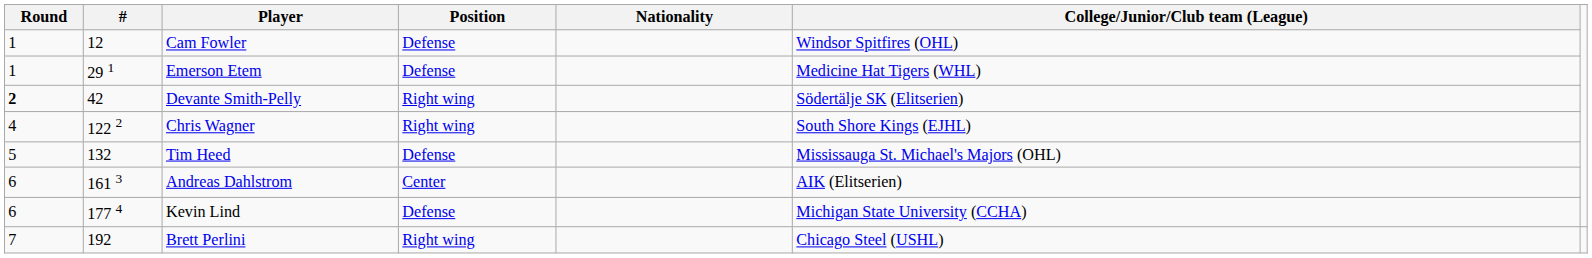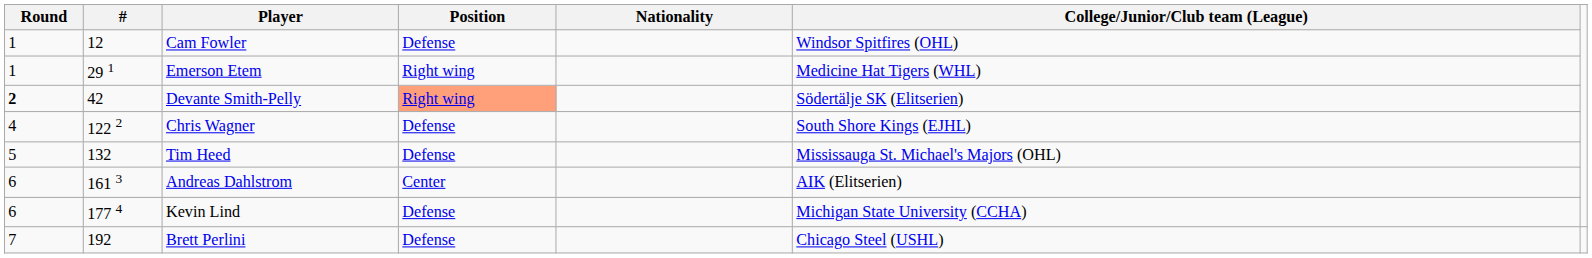(429, 70) Defense -> (438, 70) Right wing
(438, 98) no background -> (438, 98) lightsalmon background
(438, 126) Right wing -> (429, 126) Defense
(438, 239) Right wing -> (429, 239) Defense
